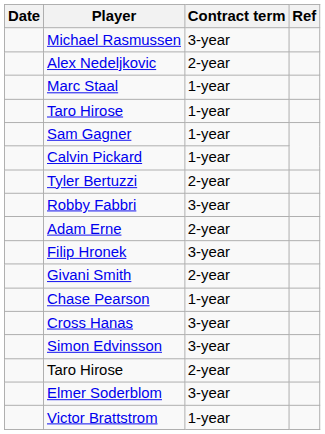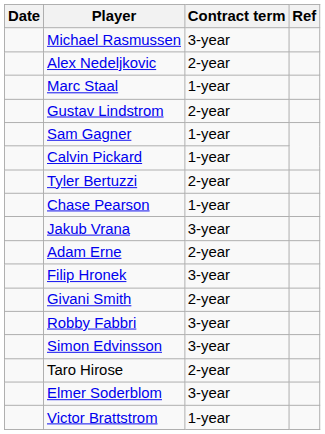+ row: (105, 110)
- row: (85, 110)
rows swapped: (98, 299) <-> (92, 205)
+ row: (89, 228)
- row: (90, 323)
